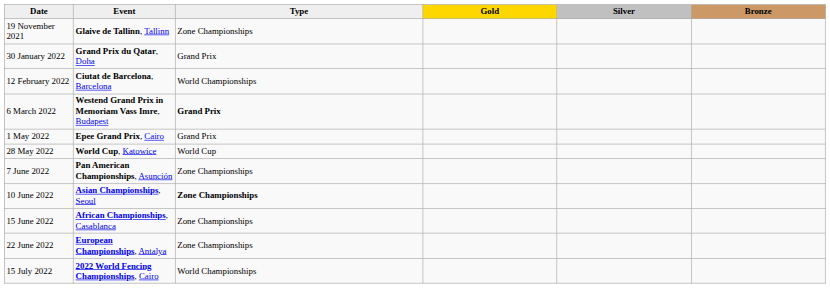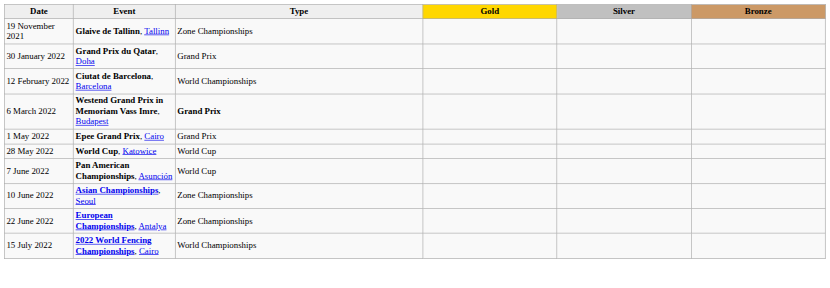(215, 170) Zone Championships -> (197, 170) World Cup
(217, 195) bold -> (215, 195) normal
- row: (30, 220)
